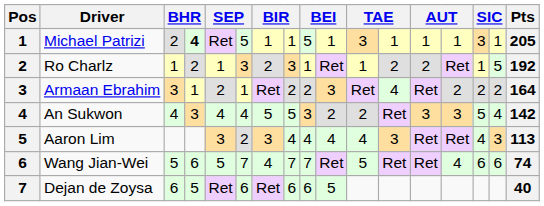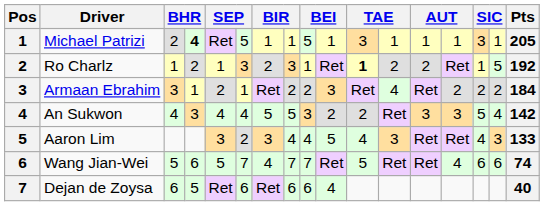(363, 65) normal -> (363, 65) bold
(523, 90) 164 -> (523, 90) 184
(331, 139) 4 -> (331, 139) 5
(523, 139) 113 -> (523, 139) 133
(331, 187) 5 -> (331, 187) 4
